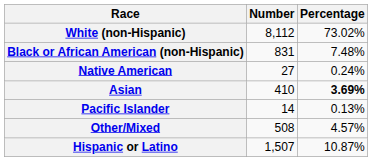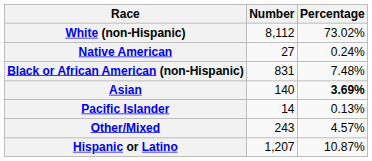rows swapped: (125, 52) <-> (125, 71)
(284, 90) 410 -> (284, 90) 140
(284, 128) 508 -> (284, 128) 243
(279, 147) 1,507 -> (279, 147) 1,207
